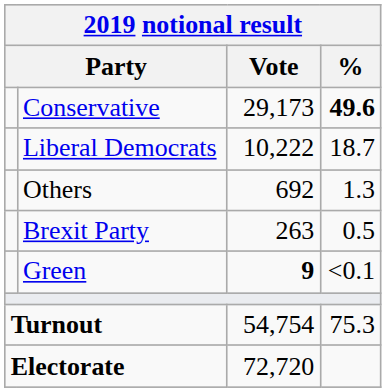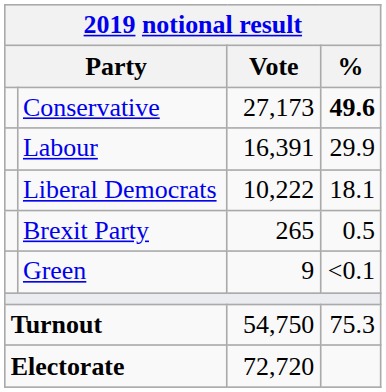(279, 107) 29,173 -> (279, 107) 27,173
+ row: (60, 148)
(352, 148) 18.7 -> (352, 189) 18.1
- row: (58, 189)
(295, 230) 263 -> (295, 230) 265
(308, 271) bold -> (308, 271) normal
(279, 324) 54,754 -> (279, 324) 54,750
